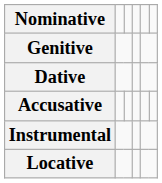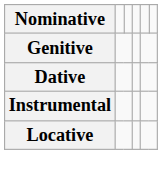- row: (60, 105)
